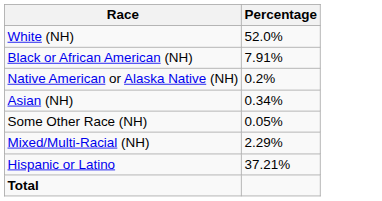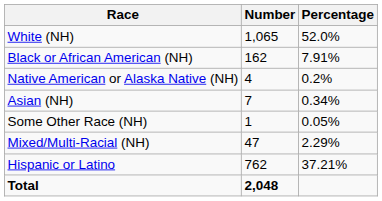+ column: (270, 15)
